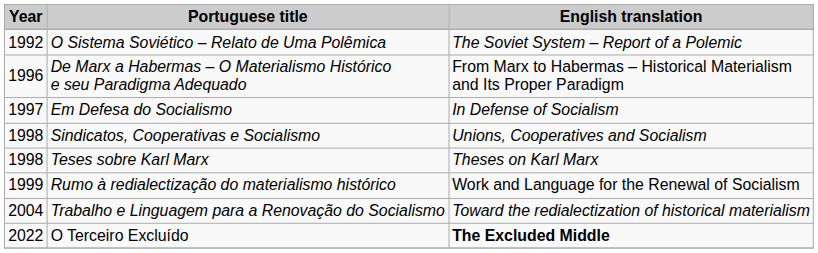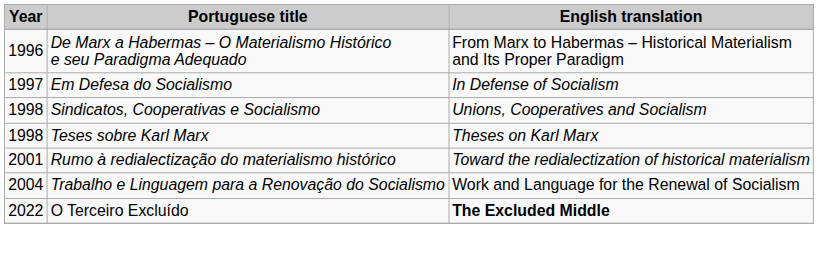- row: (218, 42)
(26, 185) 1999 -> (26, 160) 2001
(626, 185) Work and Language for the Renewal of Socialism -> (631, 160) Toward the redialectization of historical materialism
(631, 210) Toward the redialectization of historical materialism -> (626, 185) Work and Language for the Renewal of Socialism
